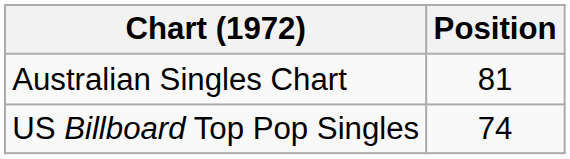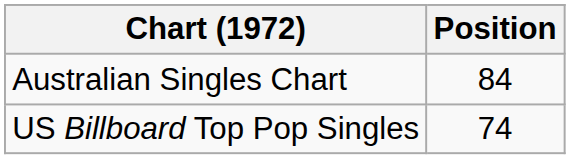(495, 78) 81 -> (495, 78) 84
